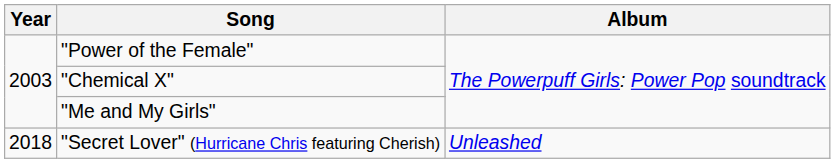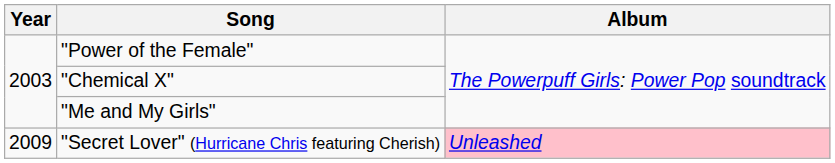(31, 142) 2018 -> (31, 142) 2009
(495, 142) no background -> (495, 142) pink background
